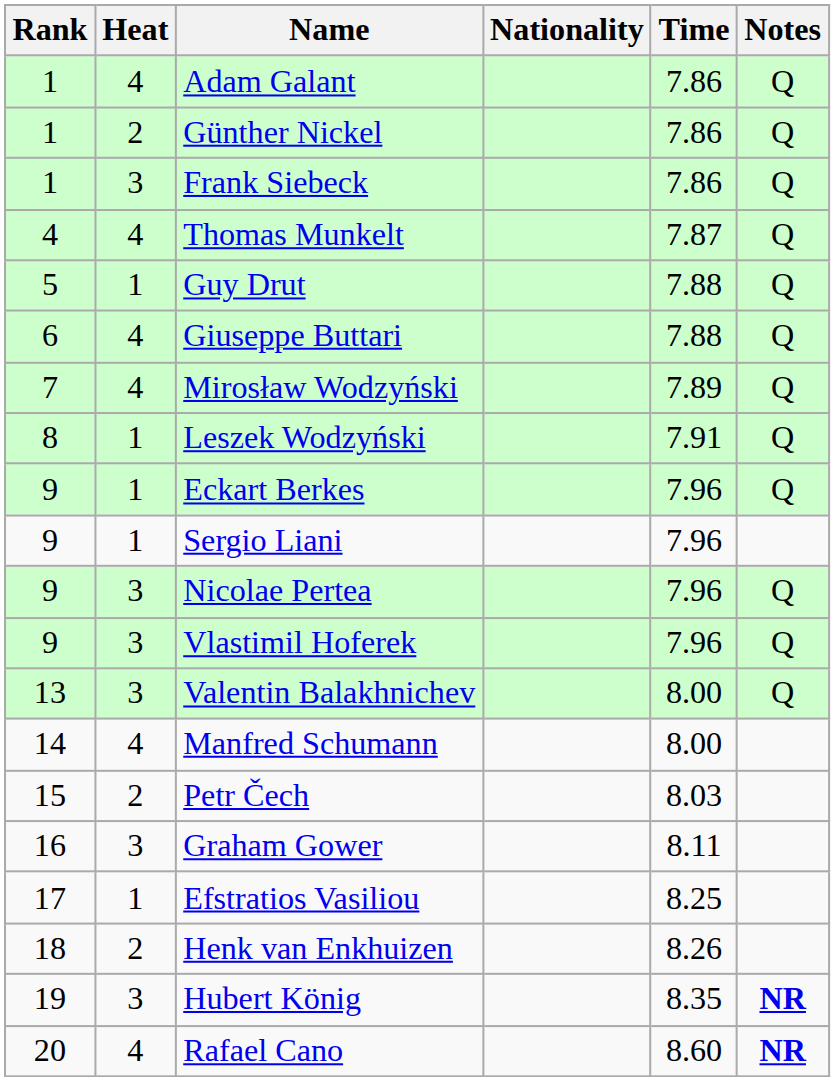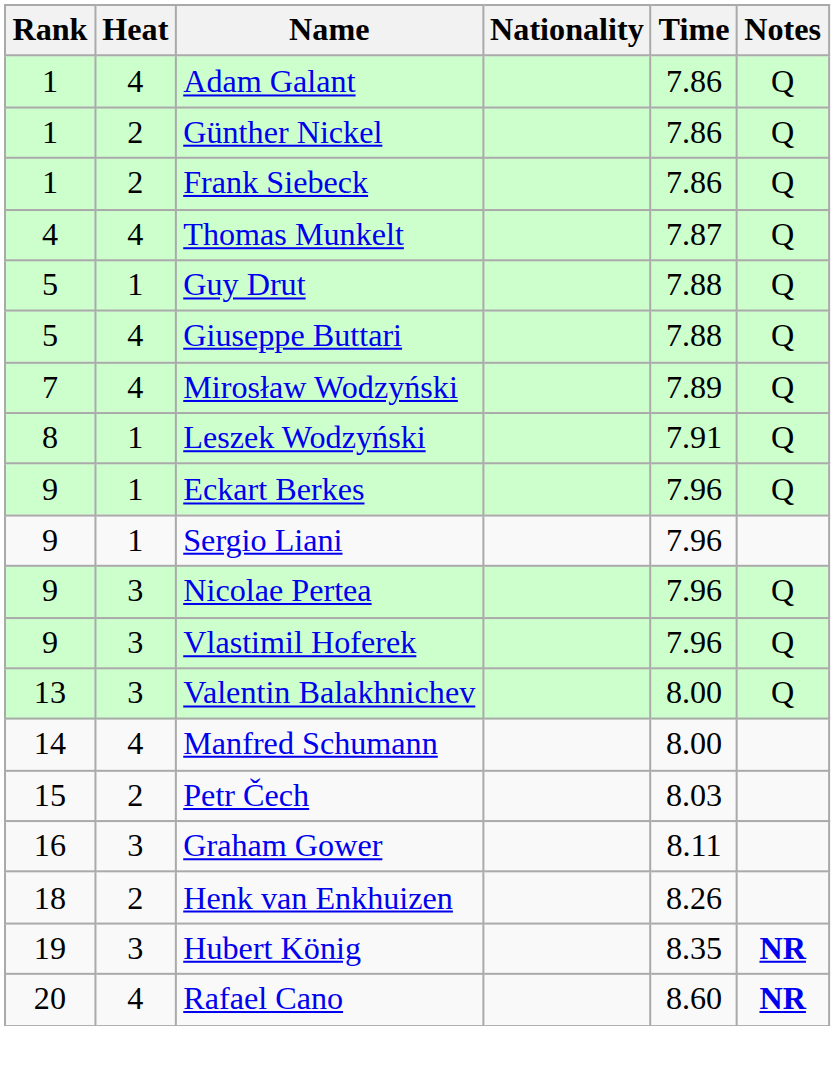(135, 183) 3 -> (135, 183) 2
(50, 336) 6 -> (50, 336) 5
- row: (301, 897)
